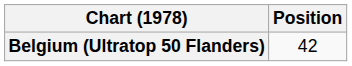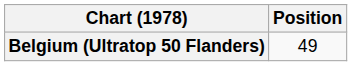(308, 46) 42 -> (308, 46) 49
